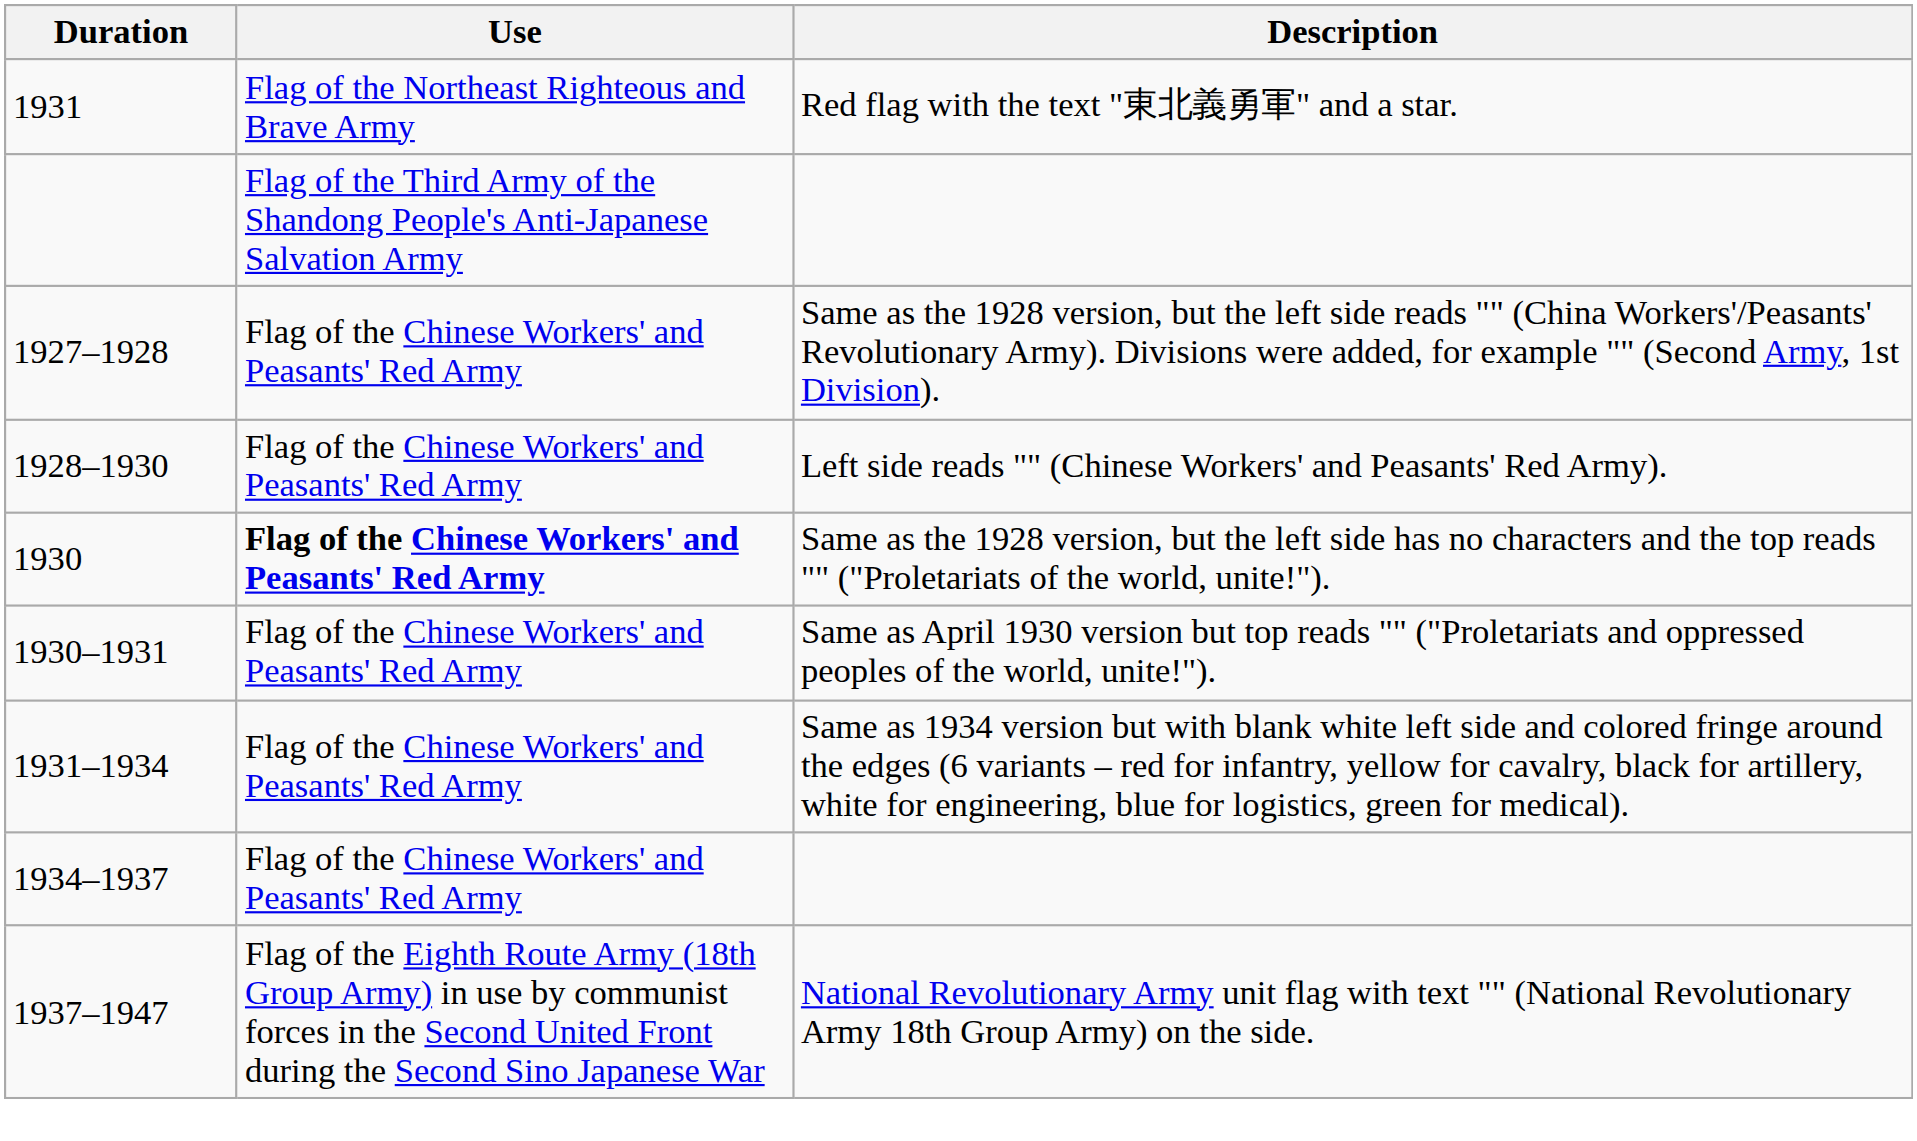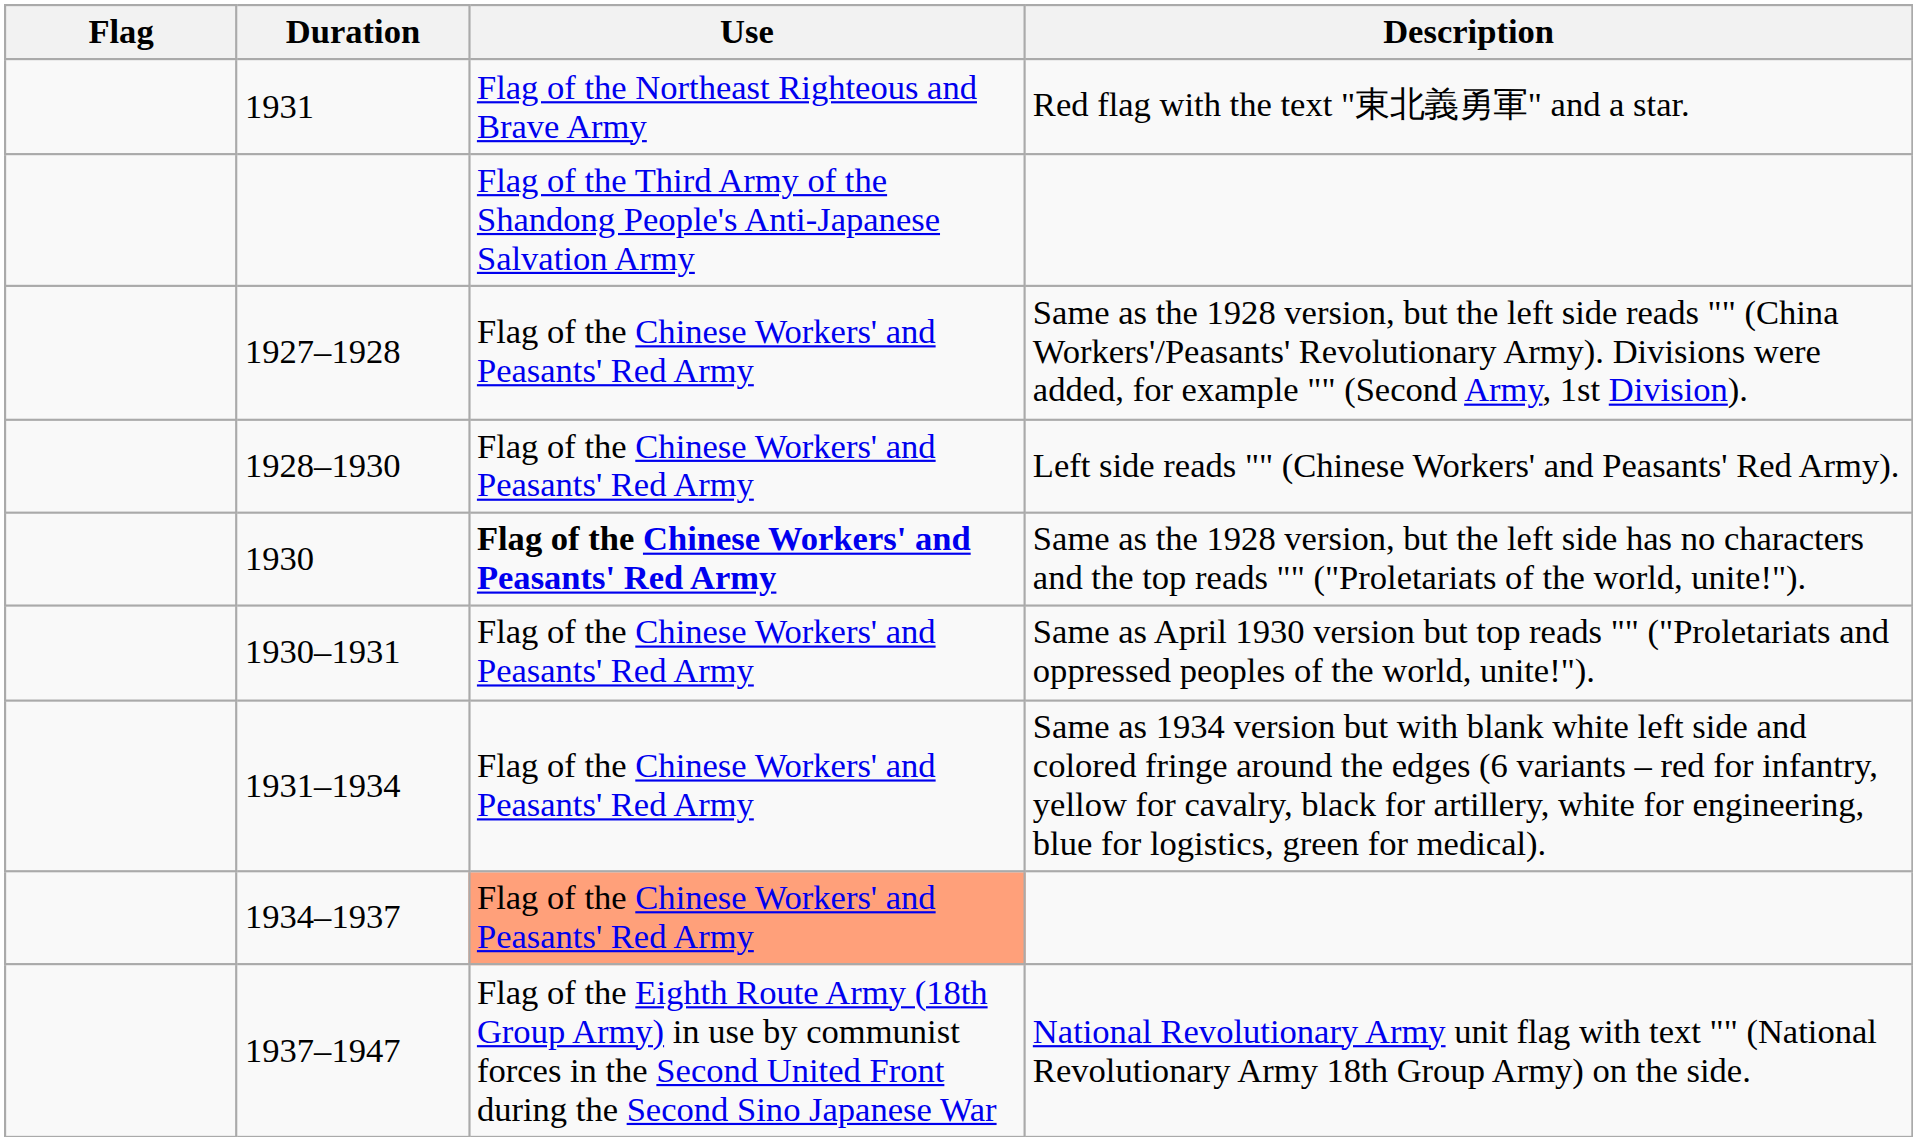+ column: (121, 31)
(474, 878) no background -> (706, 917) lightsalmon background
